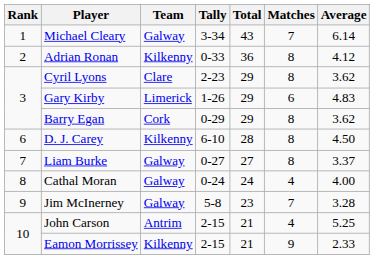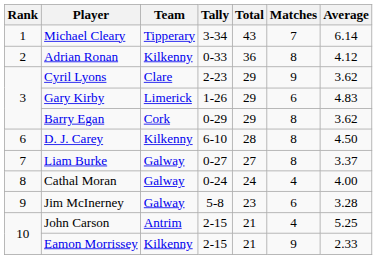(164, 35) Galway -> (169, 35) Tipperary
(291, 77) 8 -> (294, 77) 9
(291, 202) 7 -> (294, 202) 6
